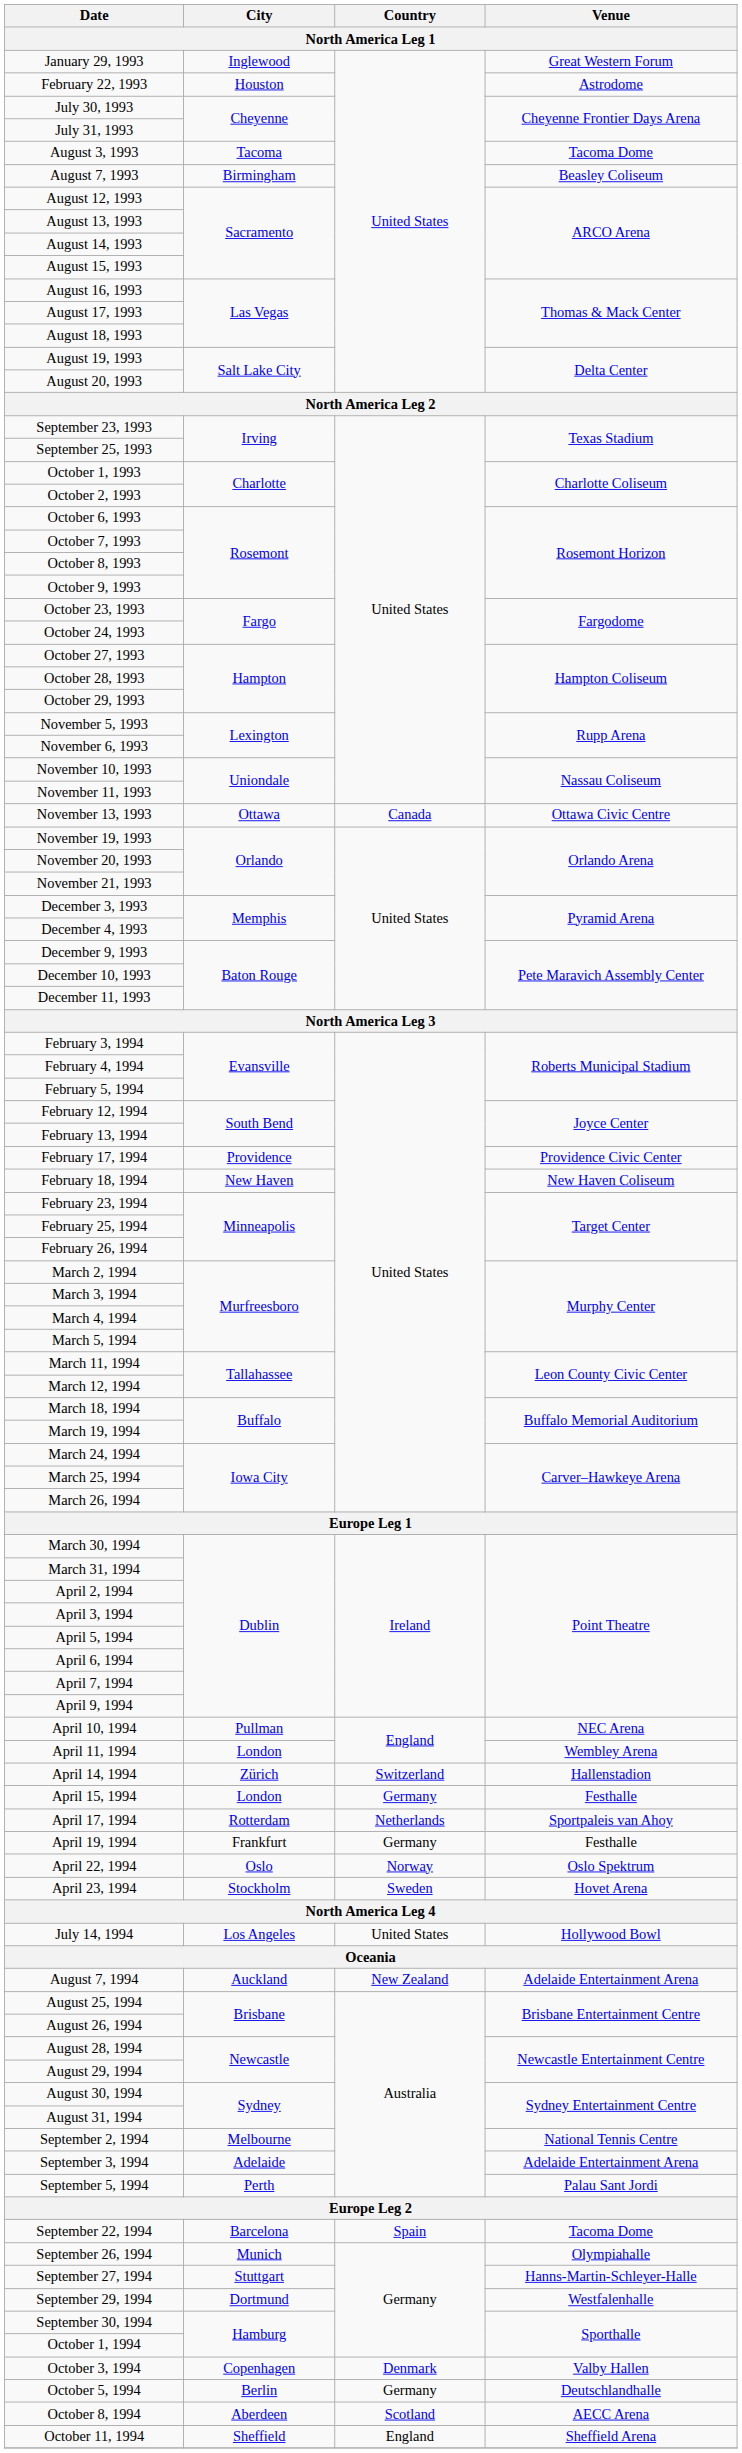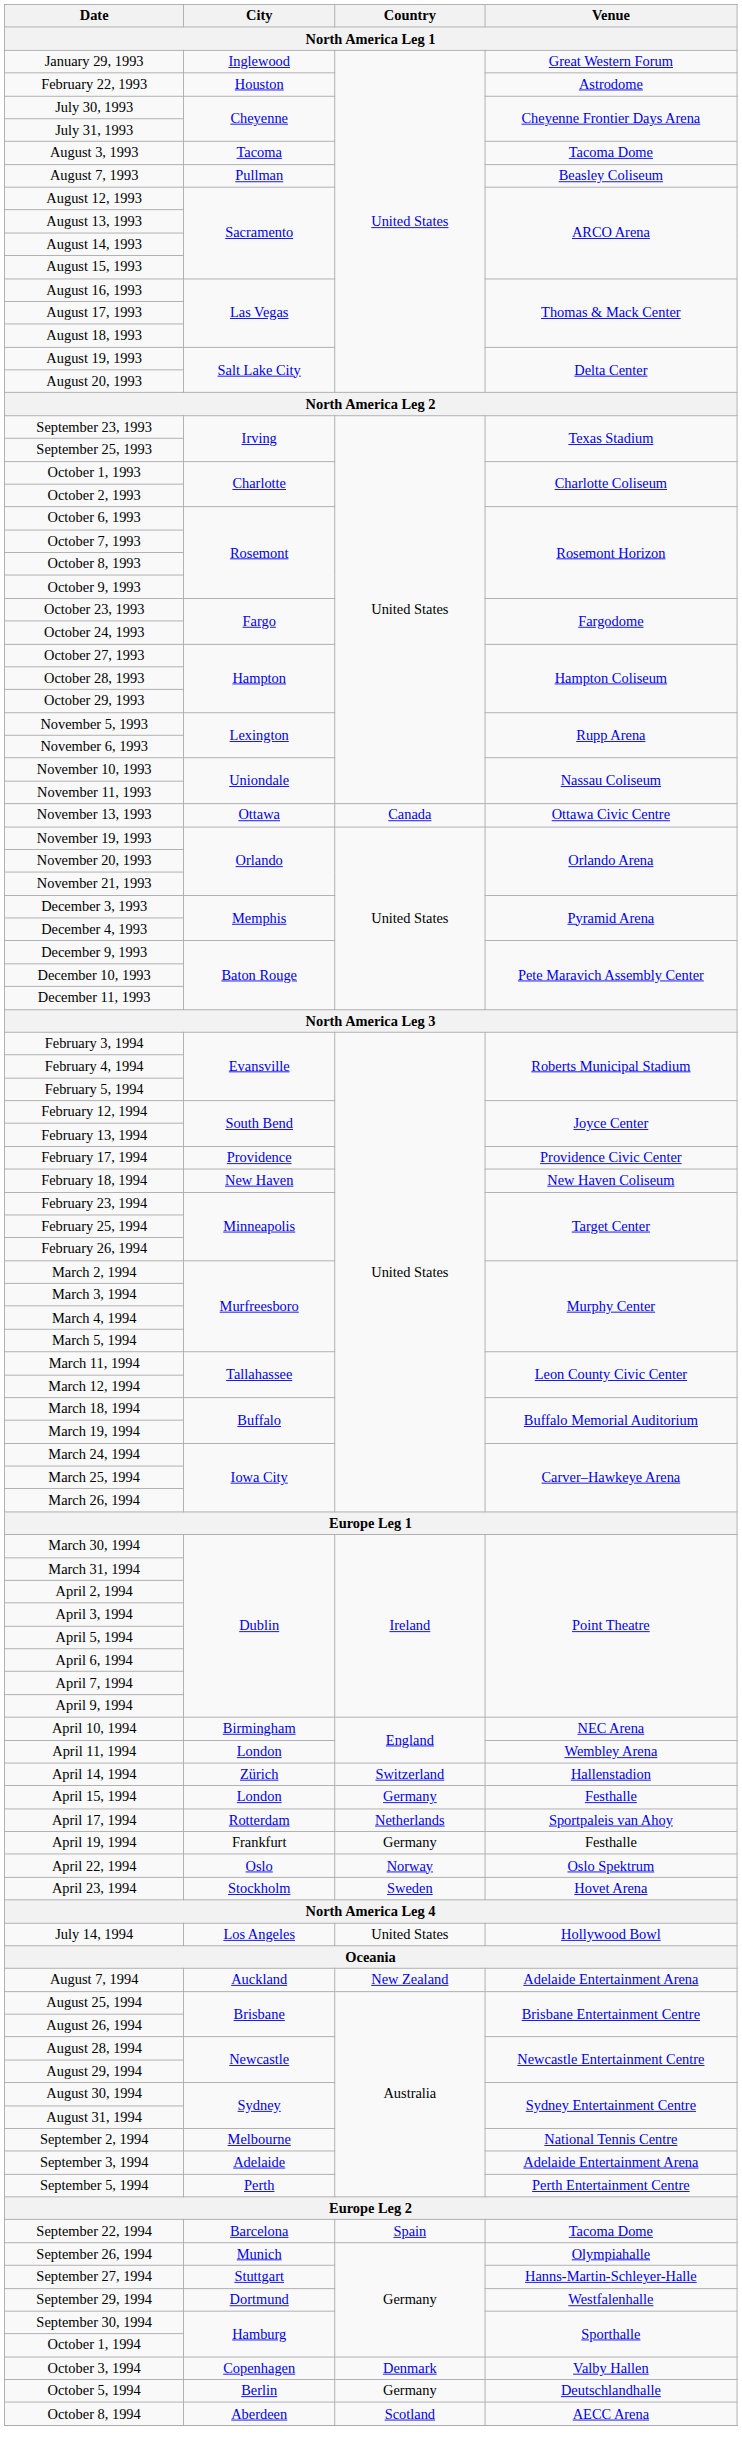(259, 175) Birmingham -> (259, 175) Pullman
(259, 1728) Pullman -> (259, 1728) Birmingham
(611, 2185) Palau Sant Jordi -> (611, 2185) Perth Entertainment Centre
- row: (94, 2436)
